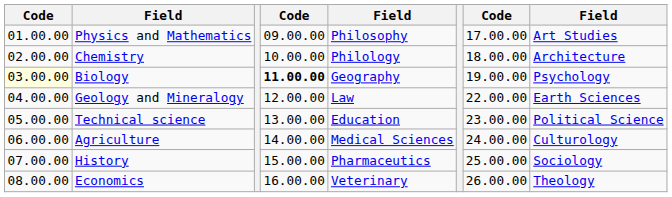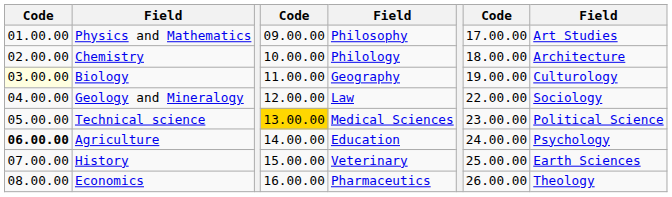(294, 77) bold -> (294, 77) normal
(572, 77) Psychology -> (575, 77) Culturology
(587, 98) Earth Sciences -> (568, 98) Sociology
(294, 119) no background -> (294, 119) gold background
(365, 119) Education -> (392, 119) Medical Sciences
(38, 139) normal -> (38, 139) bold
(392, 139) Medical Sciences -> (365, 139) Education
(575, 139) Culturology -> (572, 139) Psychology
(381, 160) Pharmaceutics -> (369, 160) Veterinary
(568, 160) Sociology -> (587, 160) Earth Sciences
(369, 181) Veterinary -> (381, 181) Pharmaceutics
